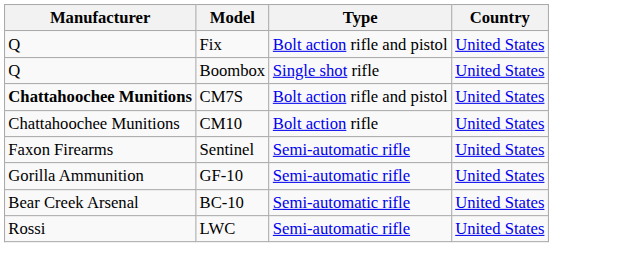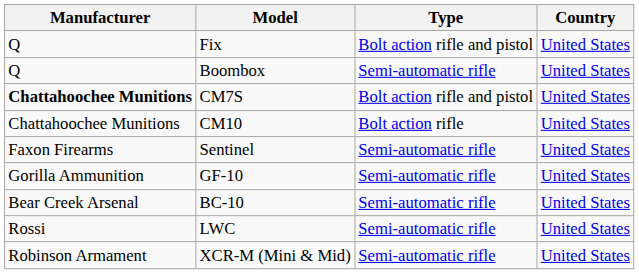(326, 70) Single shot rifle -> (427, 70) Semi-automatic rifle
+ row: (275, 255)
